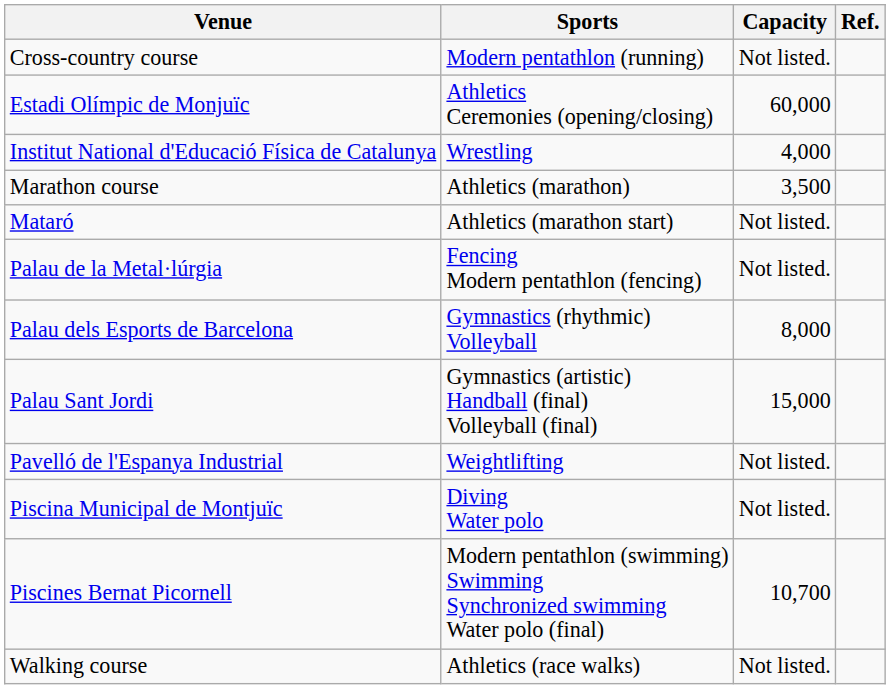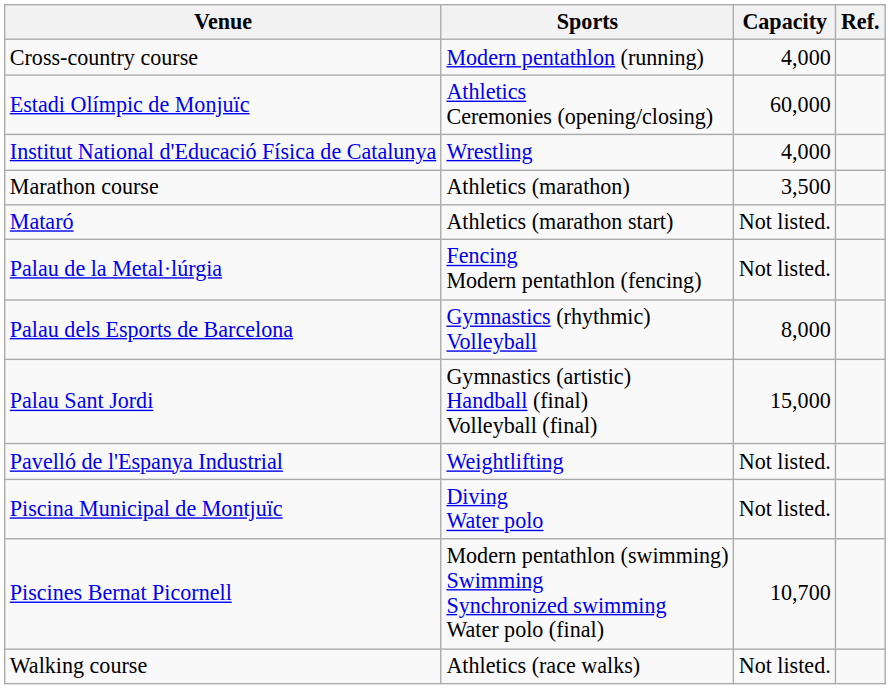(785, 57) Not listed. -> (806, 57) 4,000
